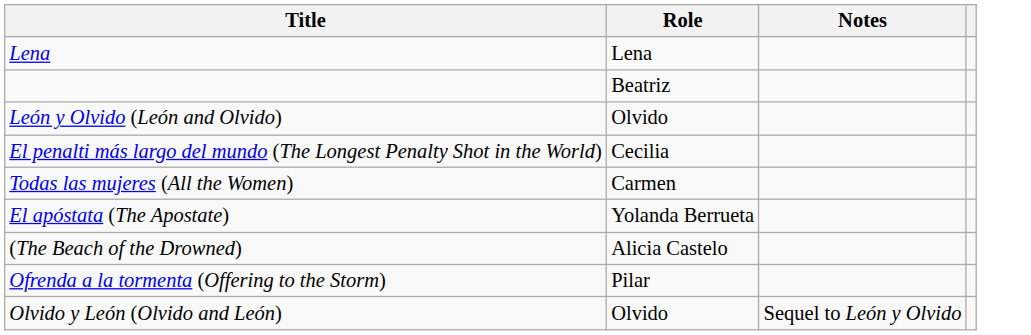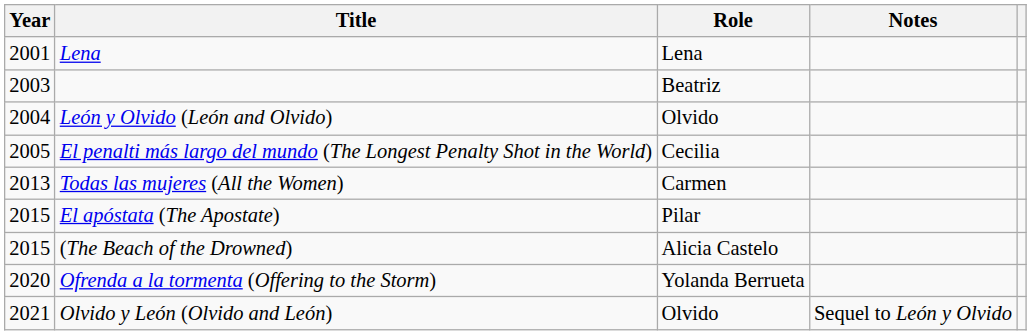+ column: (30, 20)
(683, 215) Yolanda Berrueta -> (681, 215) Pilar
(631, 280) Pilar -> (733, 280) Yolanda Berrueta
